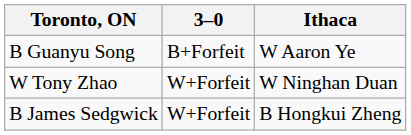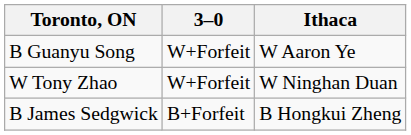(206, 51) B+Forfeit -> (209, 51) W+Forfeit
(209, 113) W+Forfeit -> (206, 113) B+Forfeit
